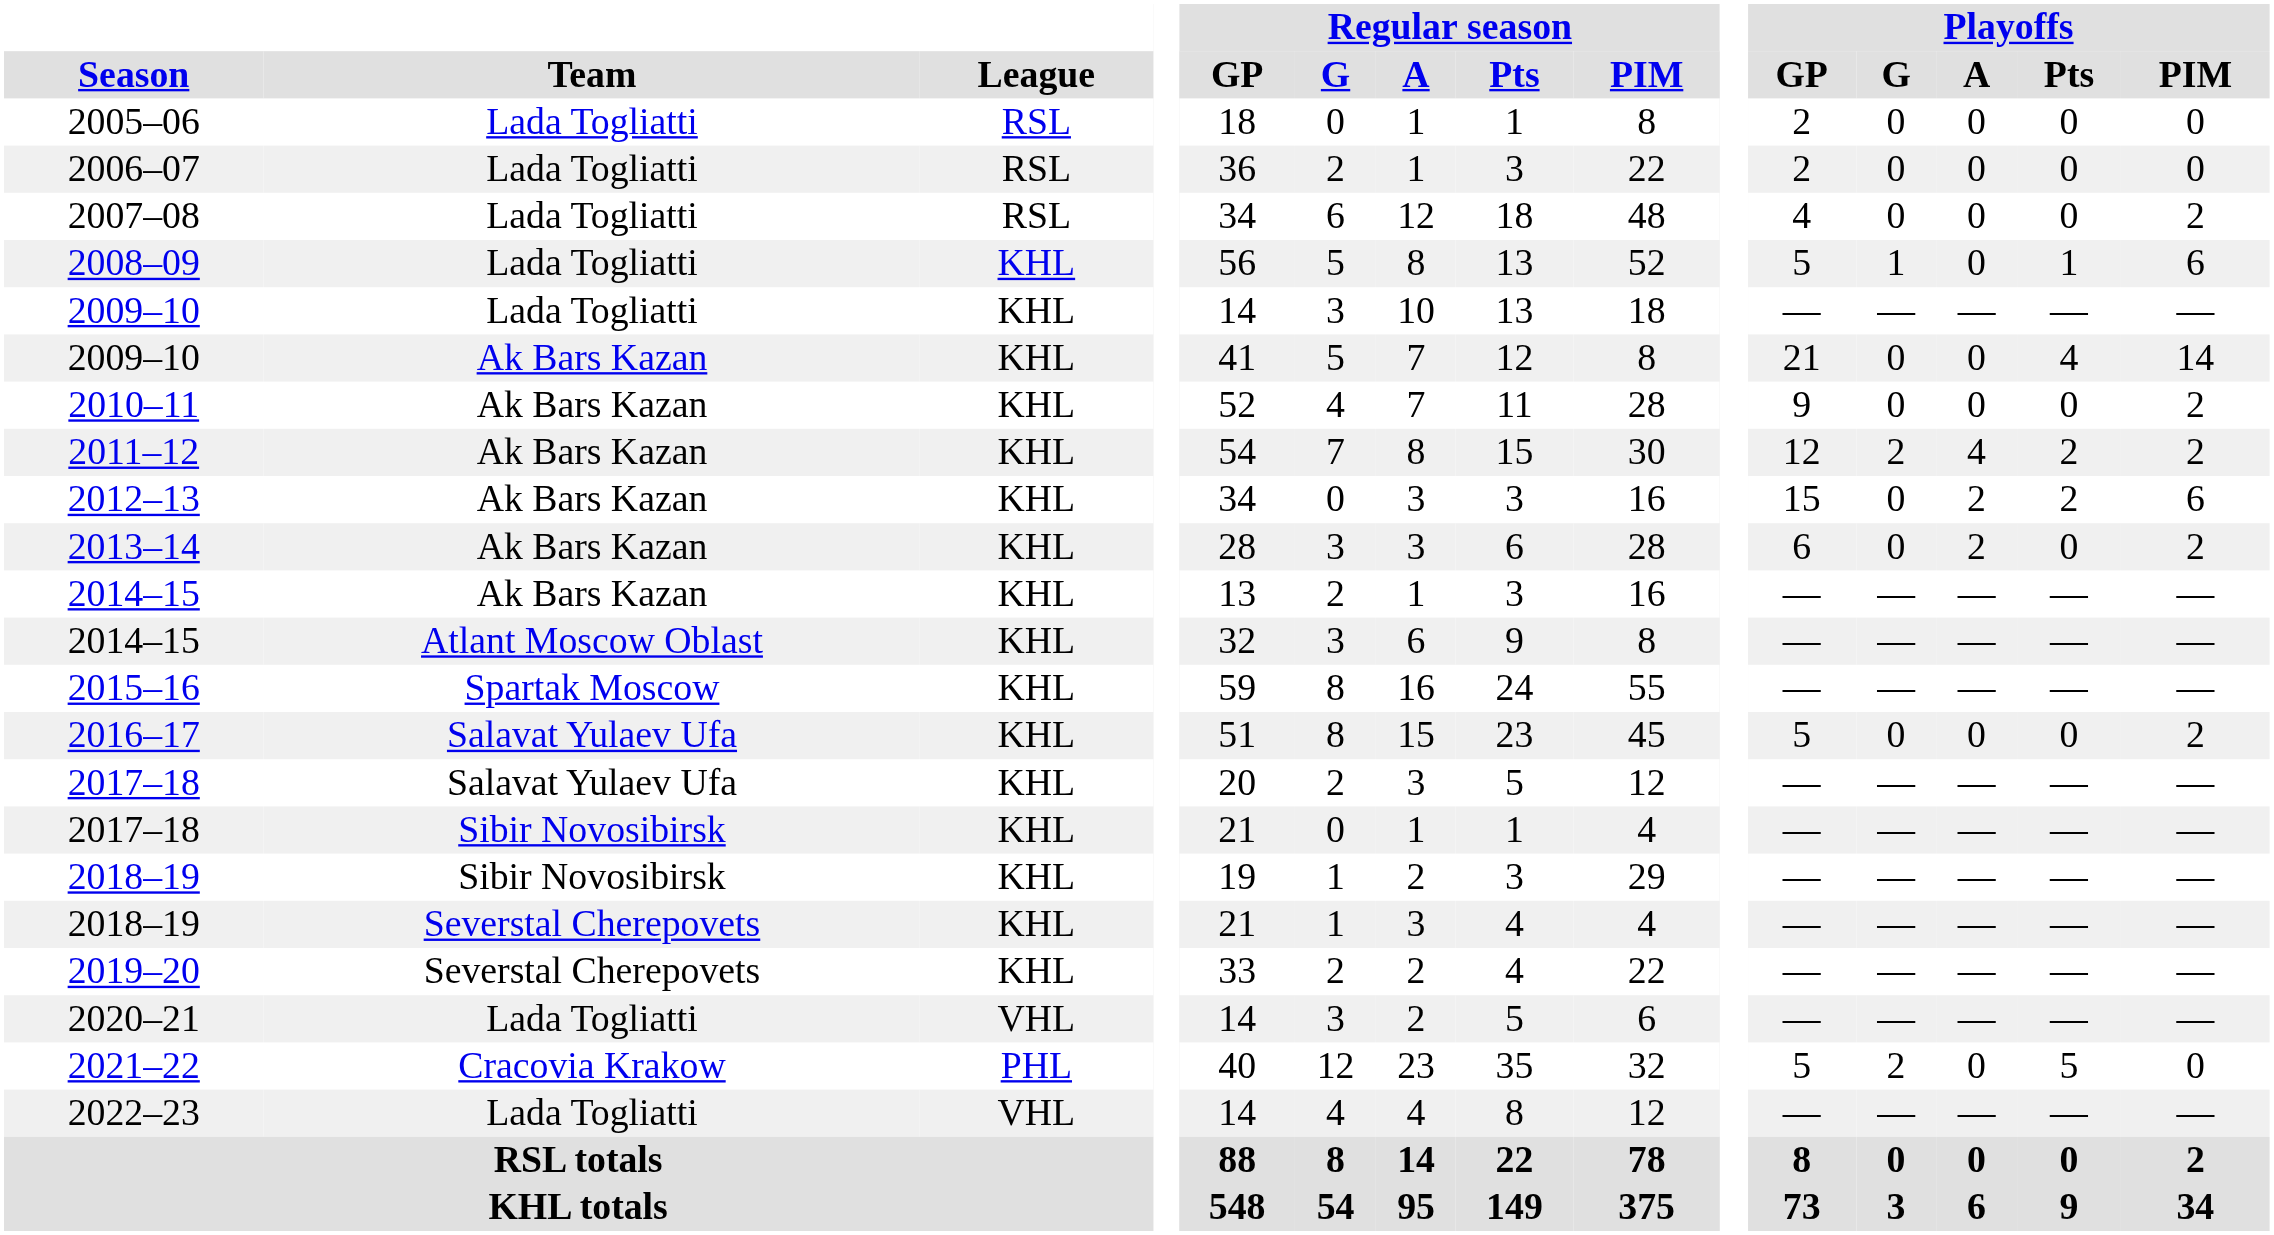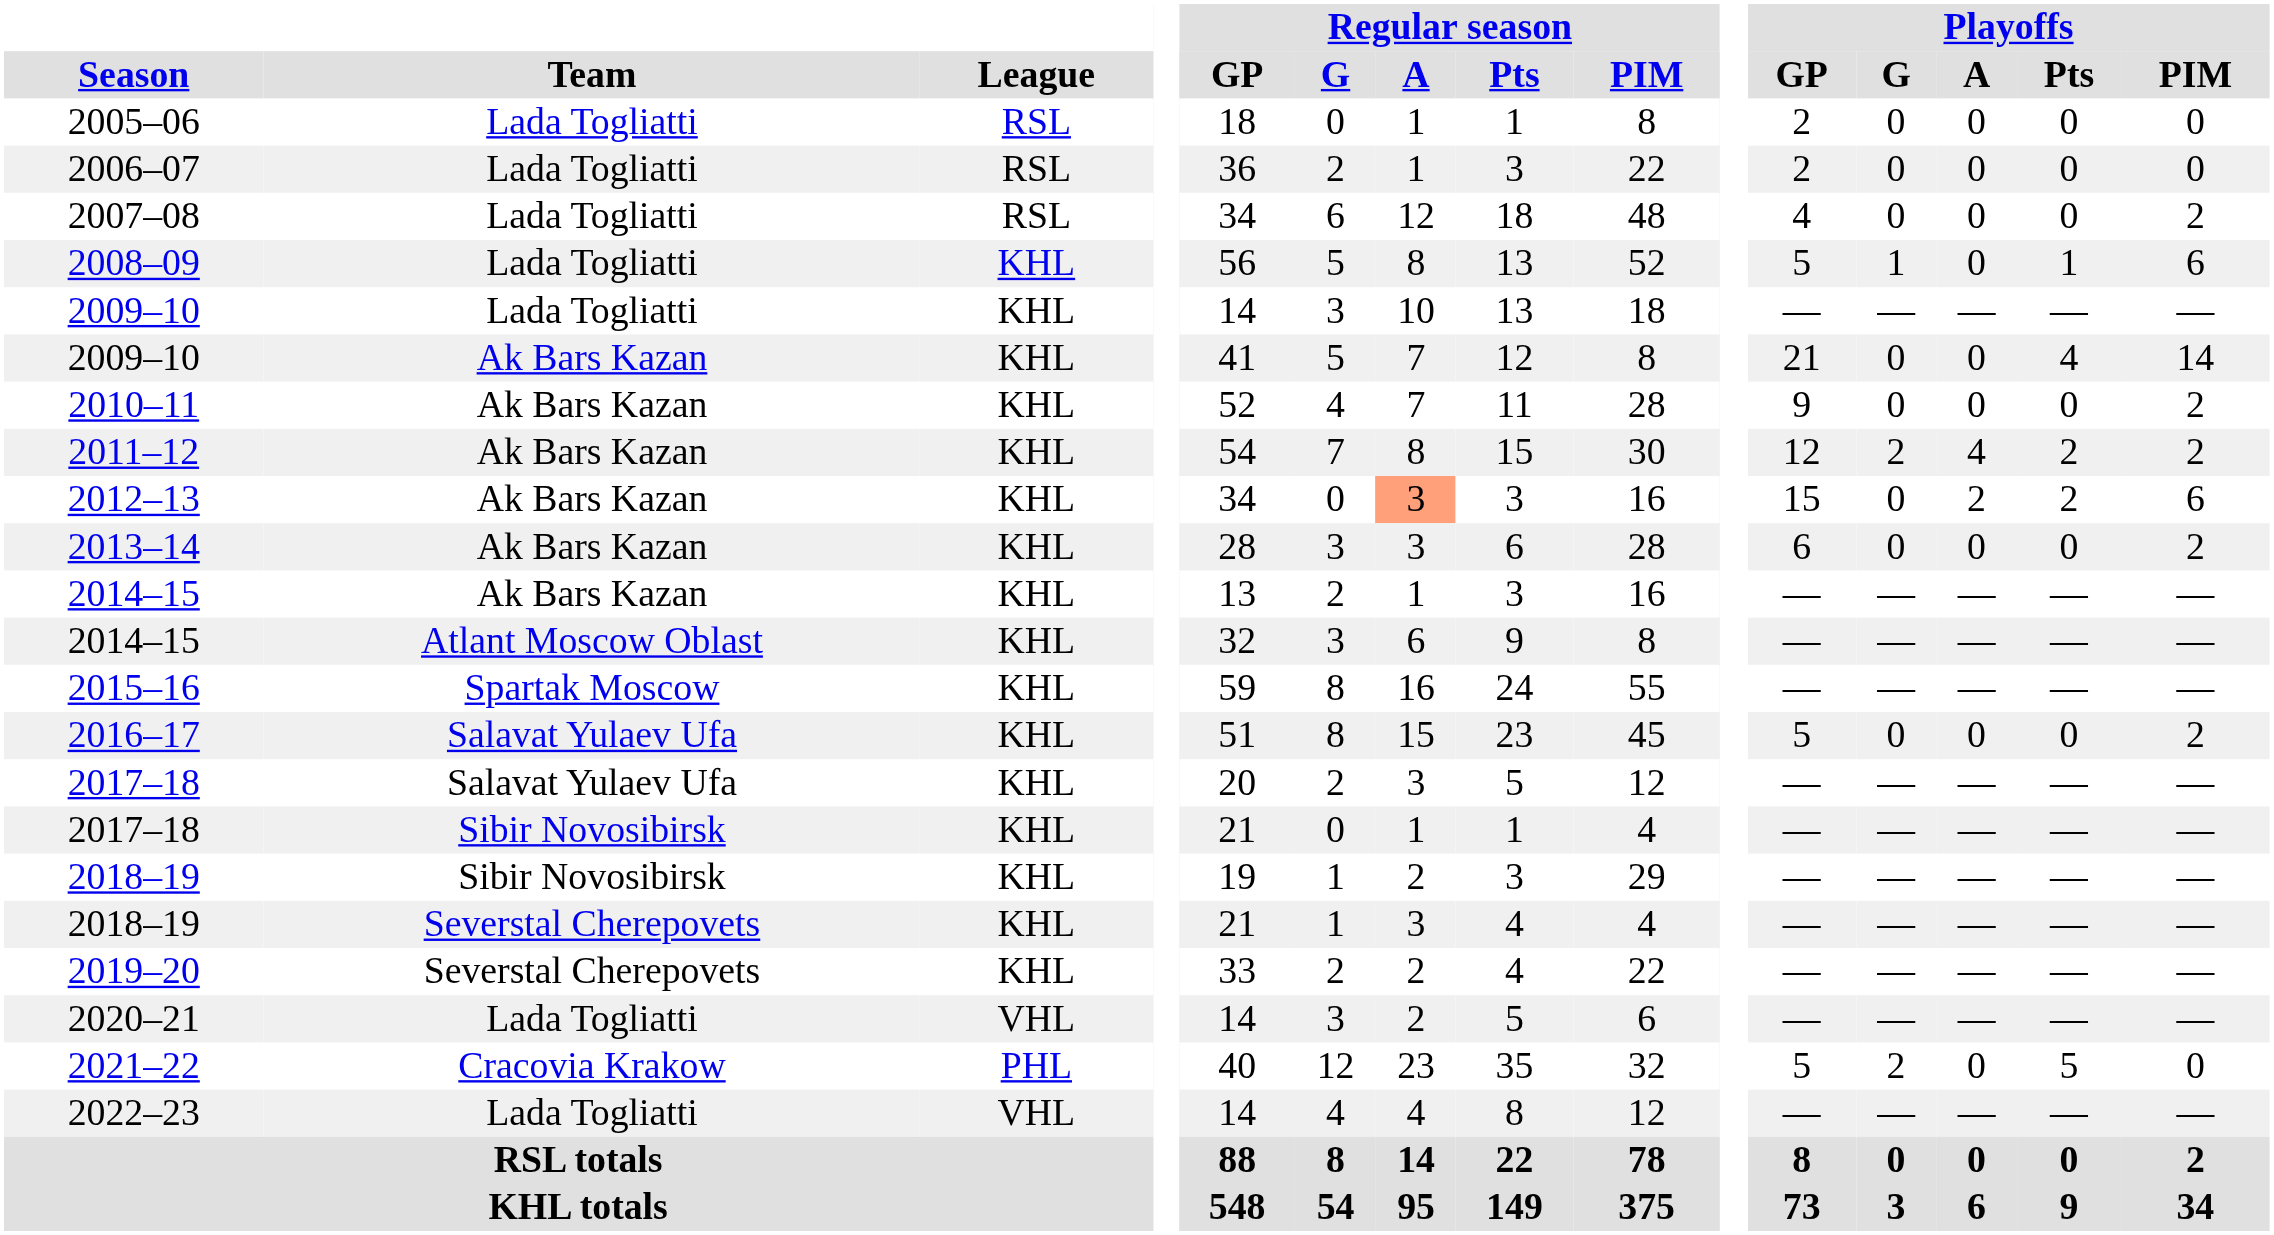(1416, 498) no background -> (1416, 498) lightsalmon background
(1977, 546) 2 -> (1977, 546) 0
